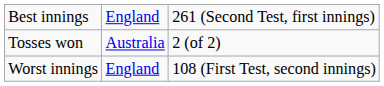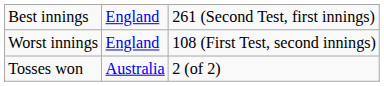rows swapped: (53, 68) <-> (46, 42)
